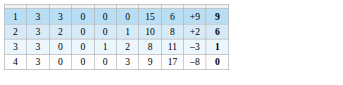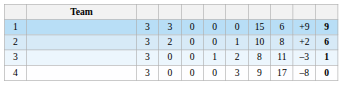+ column: (81, 12)
